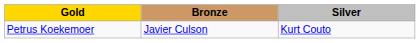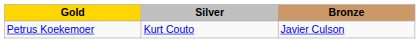columns swapped: (346, 12) <-> (210, 12)
